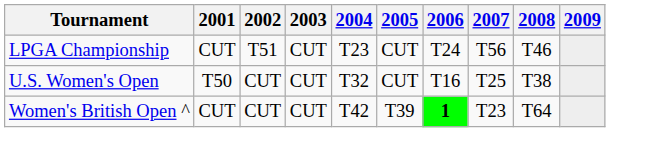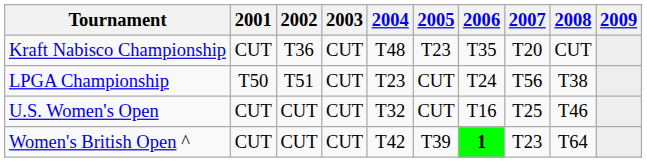+ row: (118, 50)
(217, 50) CUT -> (253, 81) T50
(537, 50) T46 -> (573, 81) T38
(217, 81) T50 -> (253, 111) CUT
(537, 81) T38 -> (573, 111) T46
